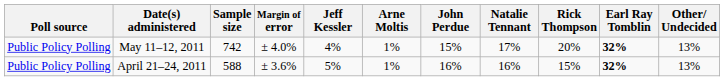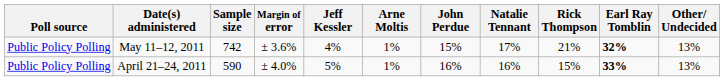(279, 47) ± 4.0% -> (279, 47) ± 3.6%
(569, 47) 20% -> (569, 47) 21%
(232, 66) 588 -> (232, 66) 590
(279, 66) ± 3.6% -> (279, 66) ± 4.0%
(615, 66) 32% -> (615, 66) 33%
